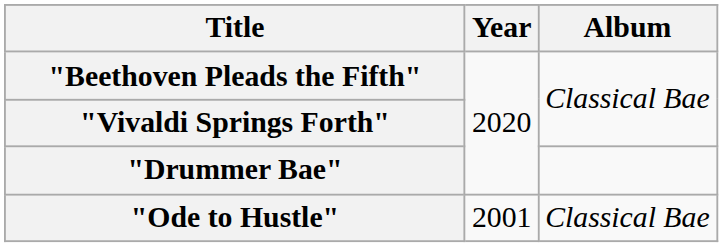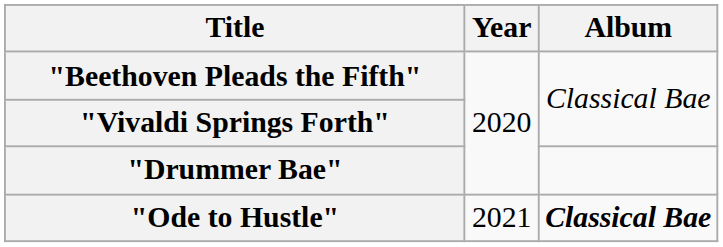(502, 216) 2001 -> (502, 216) 2021
(627, 216) normal -> (628, 216) bold
